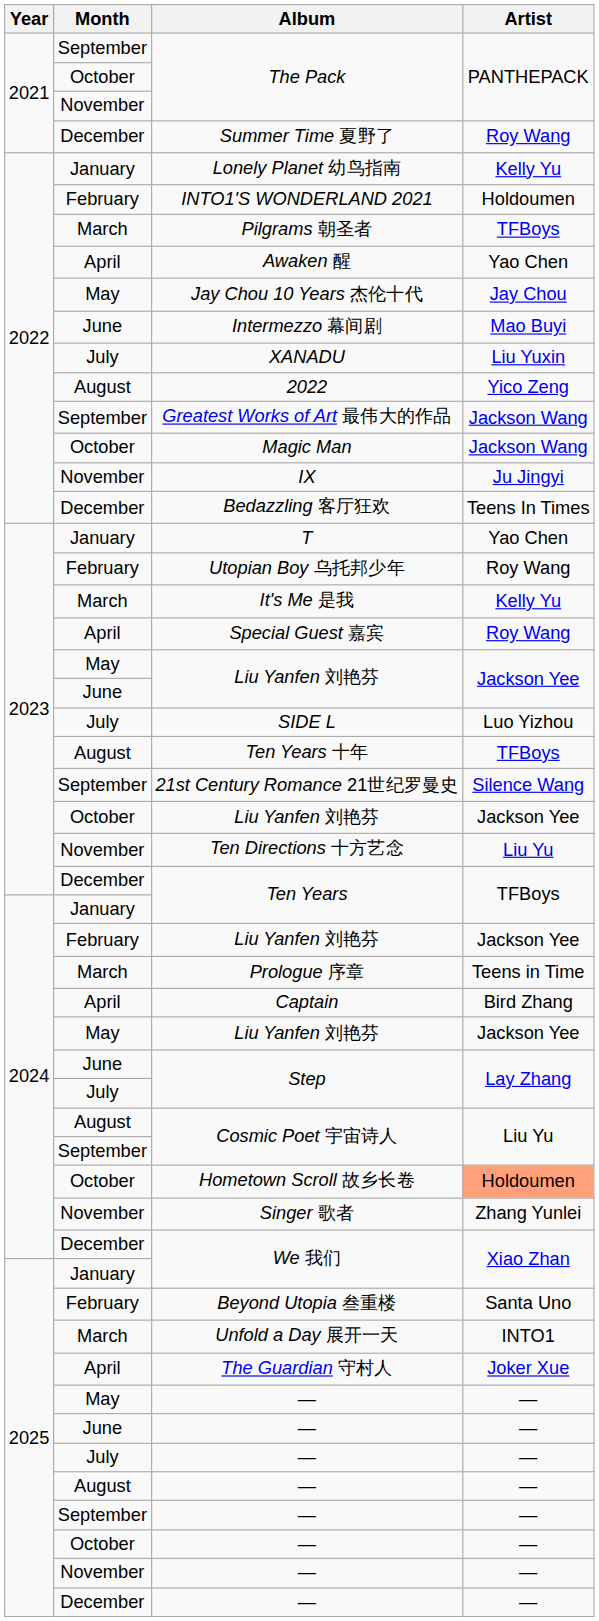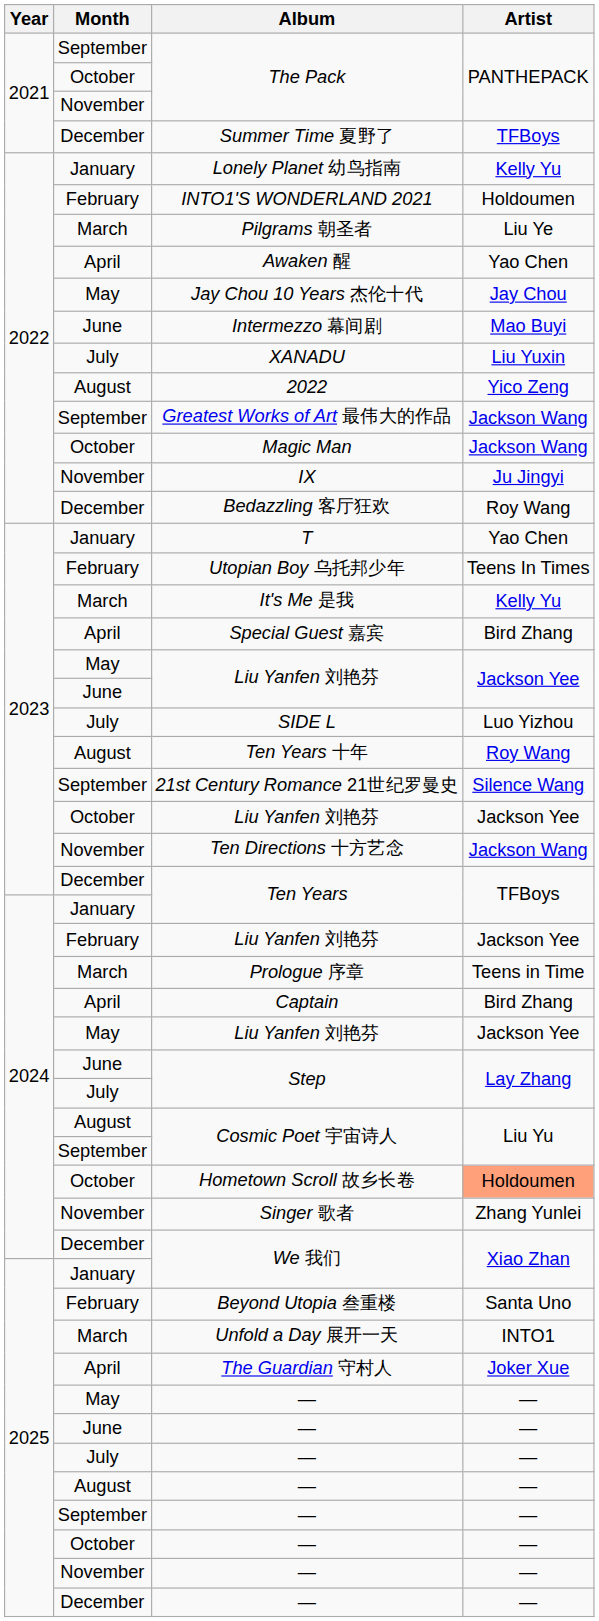(528, 136) Roy Wang -> (528, 136) TFBoys
(528, 230) TFBoys -> (528, 230) Liu Ye
(528, 507) Teens In Times -> (528, 507) Roy Wang
(528, 568) Roy Wang -> (528, 568) Teens In Times
(528, 633) Roy Wang -> (528, 633) Bird Zhang
(528, 752) TFBoys -> (528, 752) Roy Wang
(528, 849) Liu Yu -> (528, 849) Jackson Wang
